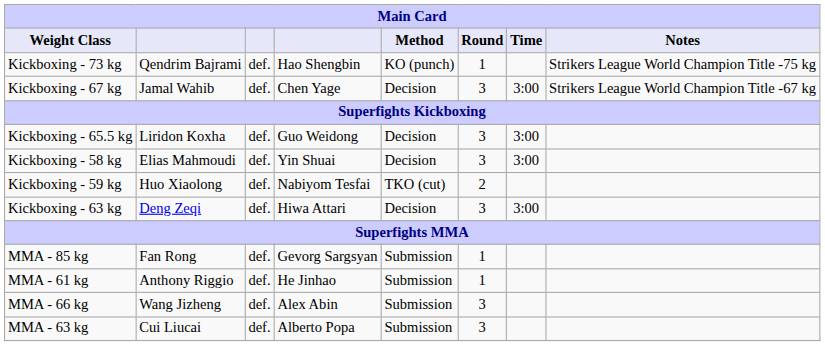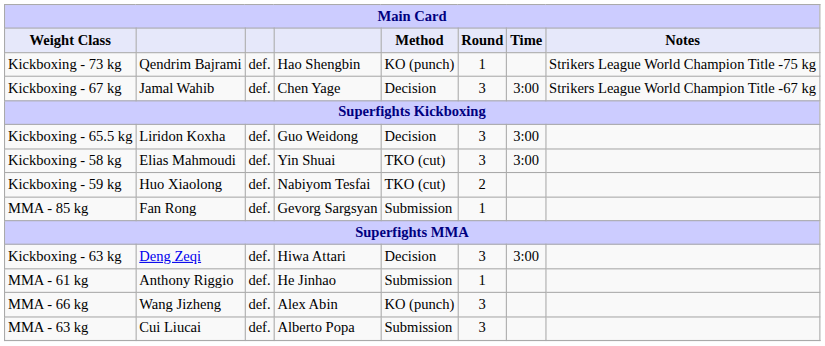(410, 160) Decision -> (415, 160) TKO (cut)
rows swapped: (65, 208) <-> (48, 256)
(418, 304) Submission -> (419, 304) KO (punch)
